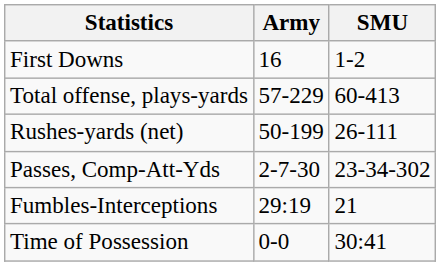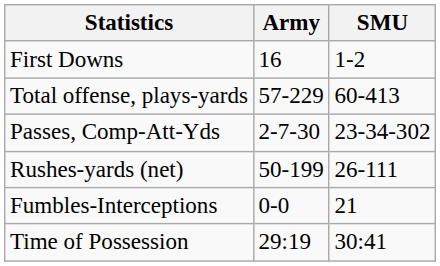rows swapped: (97, 132) <-> (115, 168)
(285, 205) 29:19 -> (274, 205) 0-0
(274, 242) 0-0 -> (285, 242) 29:19
